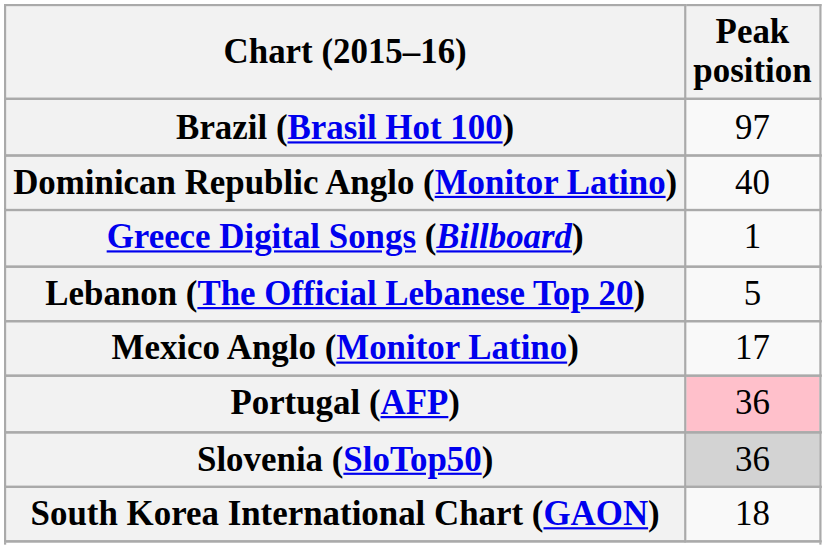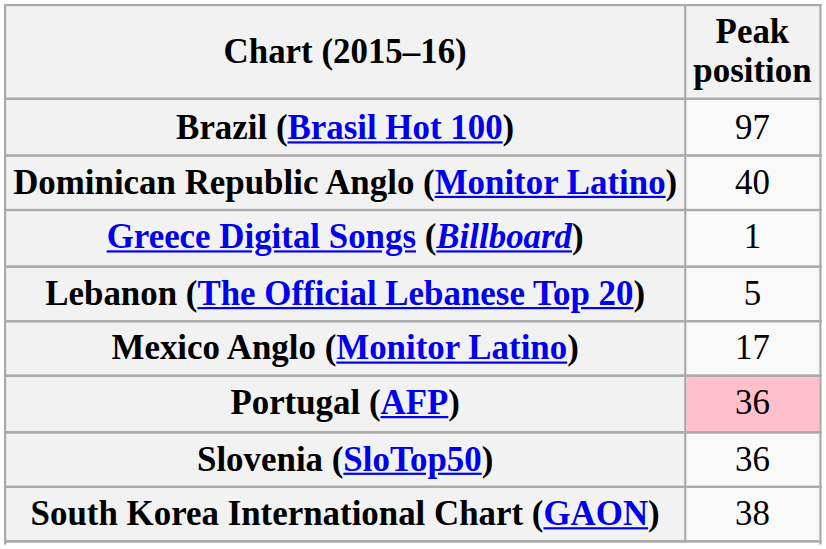(752, 458) lightgrey background -> (752, 458) no background
(752, 513) 18 -> (752, 513) 38
